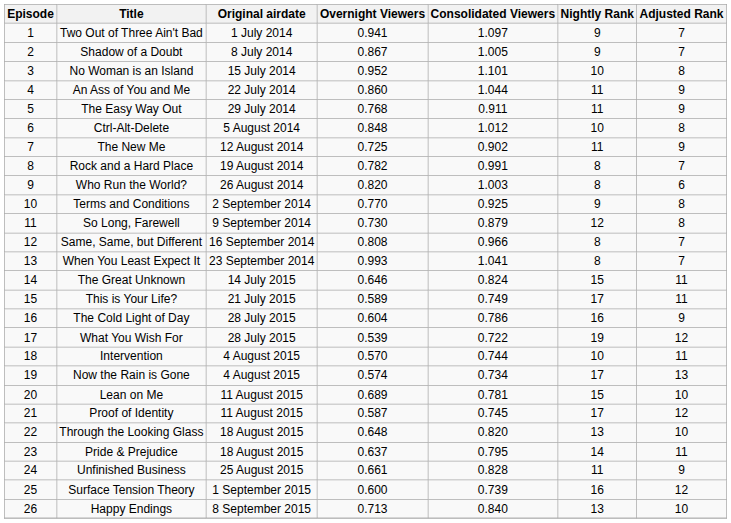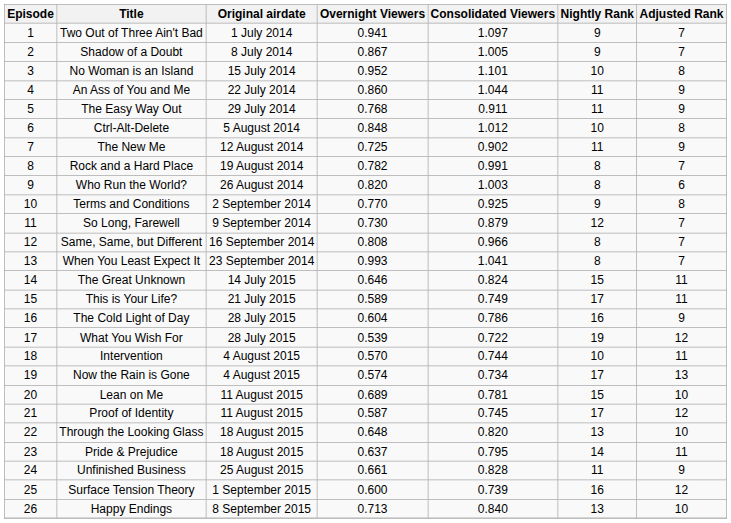(681, 223) 8 -> (681, 223) 7
